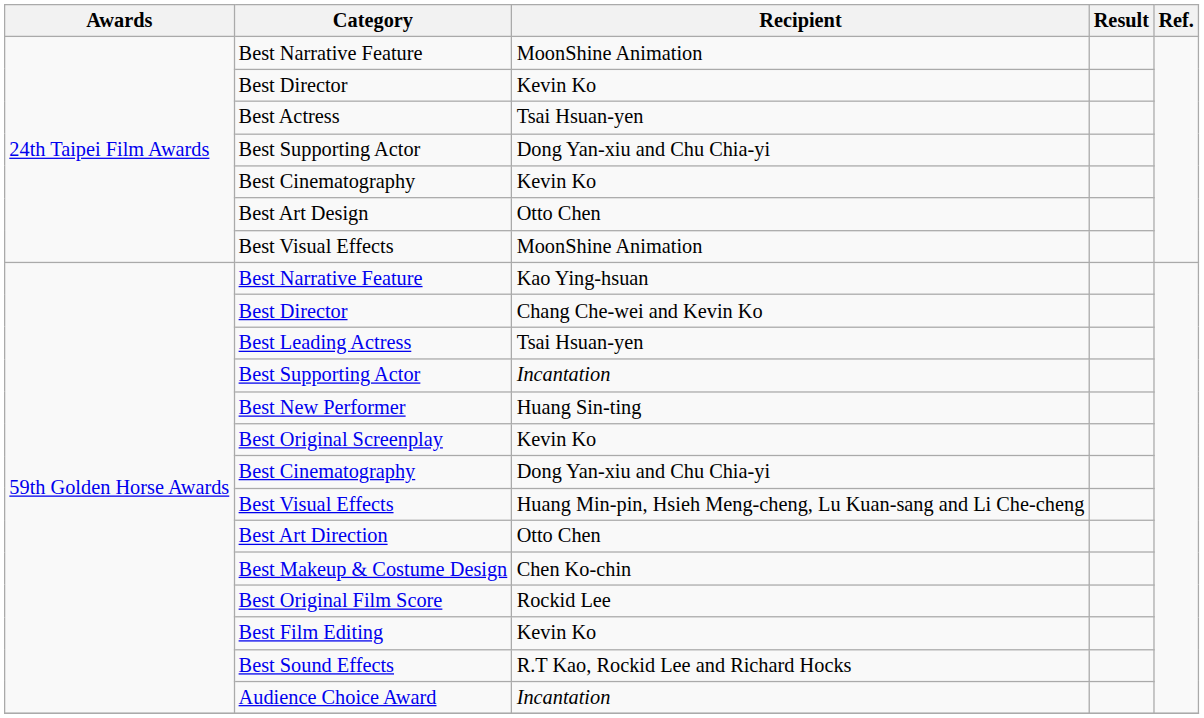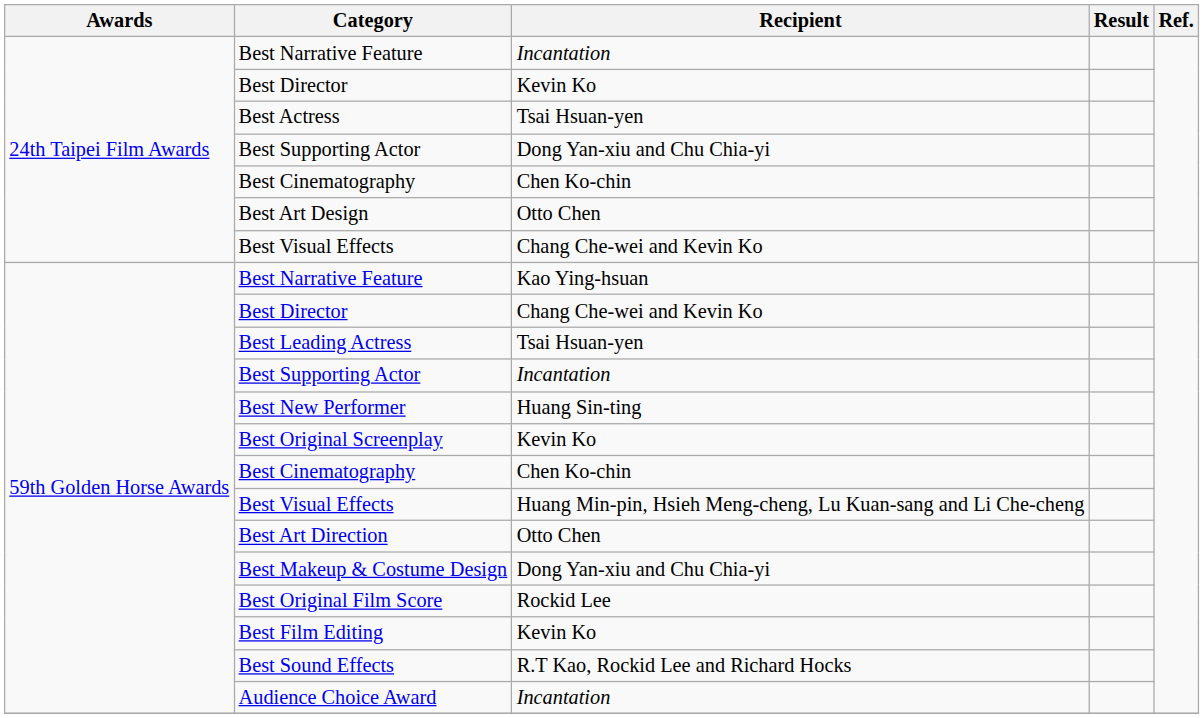(610, 52) MoonShine Animation -> (563, 52) Incantation
(556, 181) Kevin Ko -> (574, 181) Chen Ko-chin
(610, 246) MoonShine Animation -> (640, 246) Chang Che-wei and Kevin Ko
(643, 471) Dong Yan-xiu and Chu Chia-yi -> (574, 471) Chen Ko-chin
(574, 568) Chen Ko-chin -> (643, 568) Dong Yan-xiu and Chu Chia-yi
